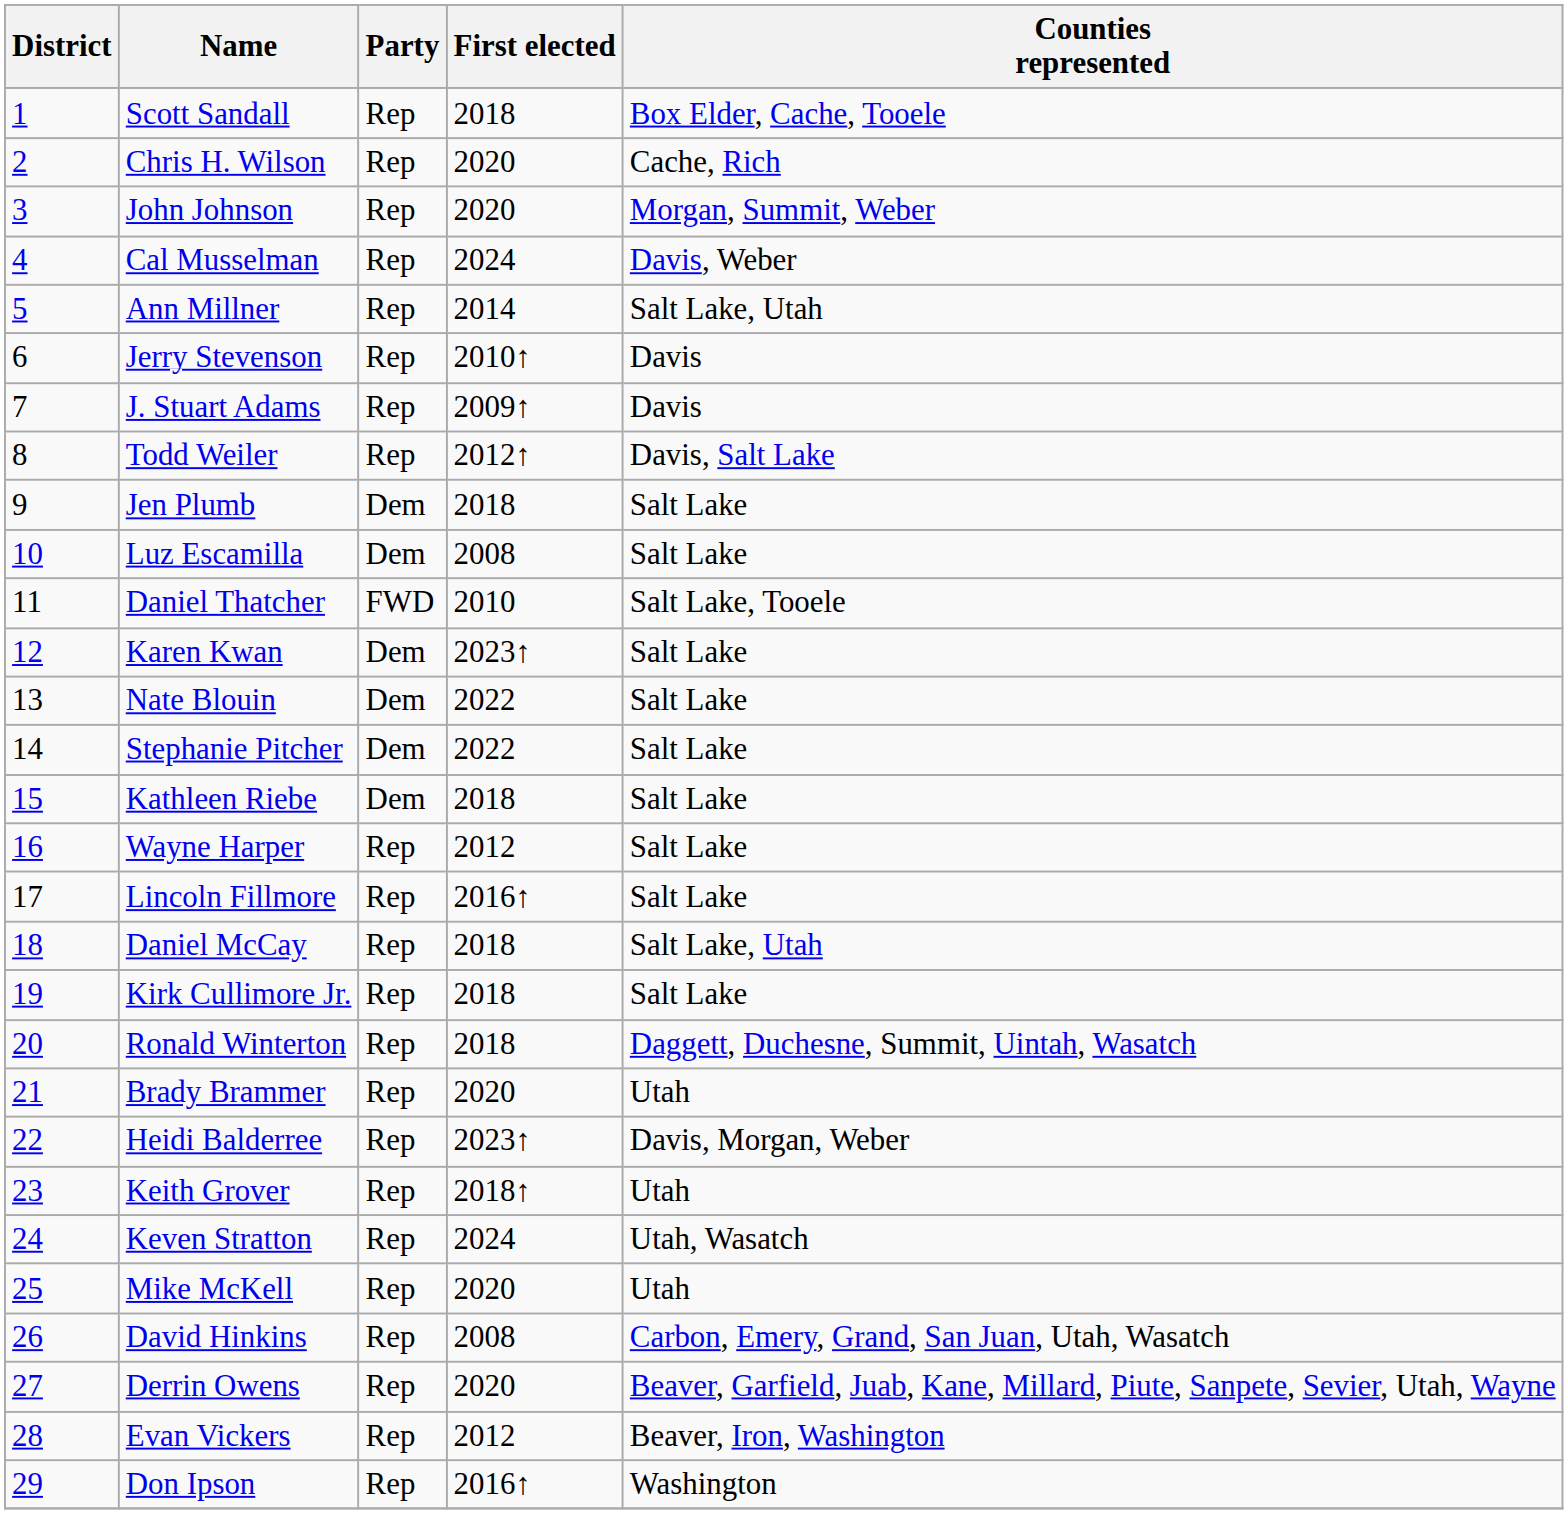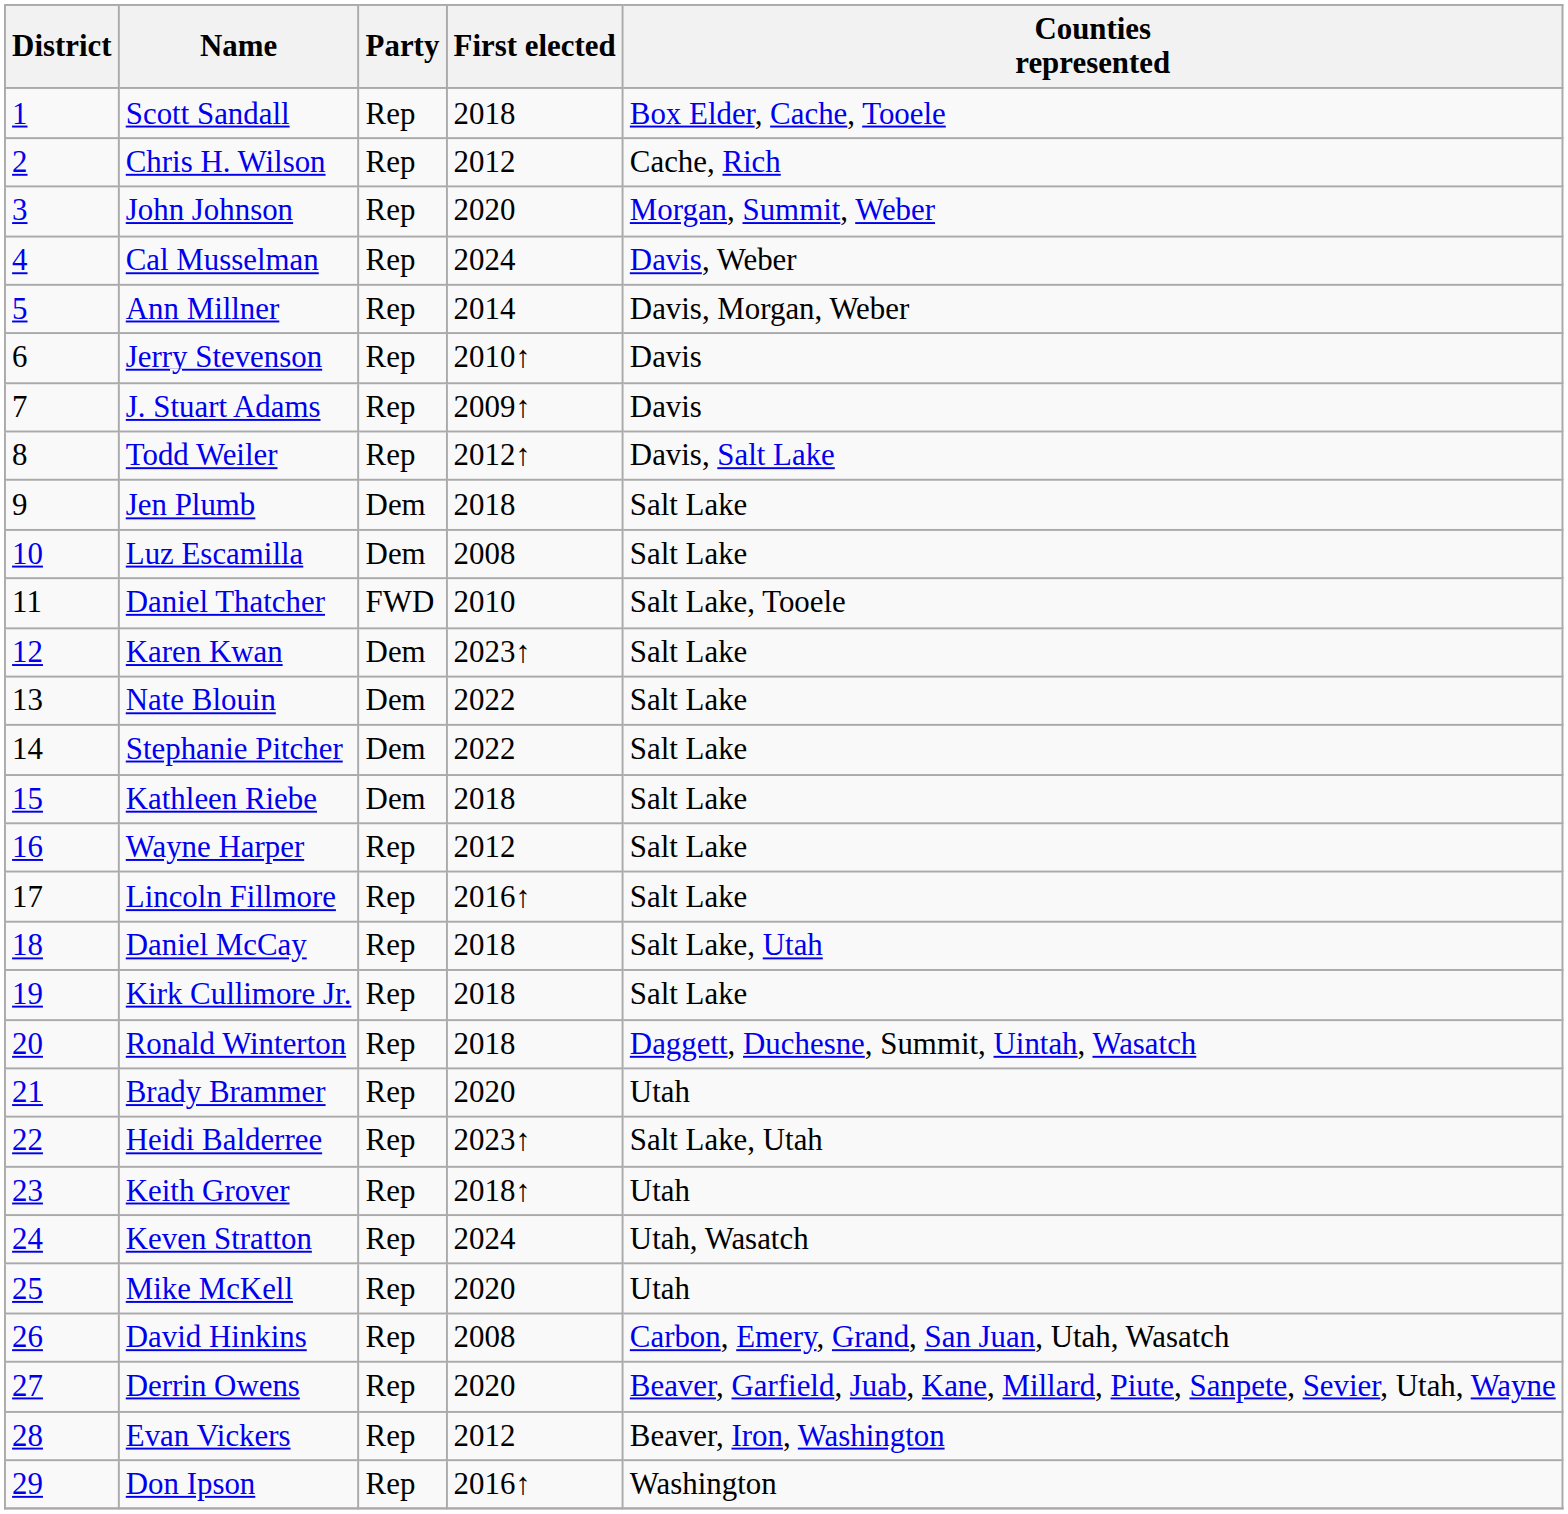(484, 161) 2020 -> (484, 161) 2012
(726, 308) Salt Lake, Utah -> (770, 308) Davis, Morgan, Weber
(770, 1141) Davis, Morgan, Weber -> (726, 1141) Salt Lake, Utah
